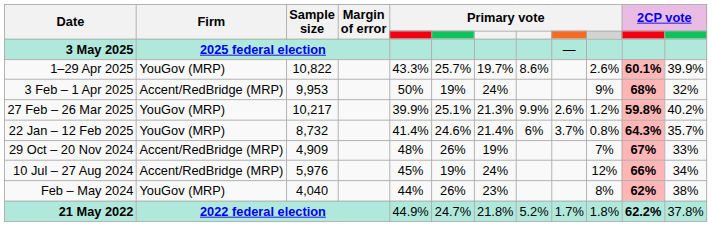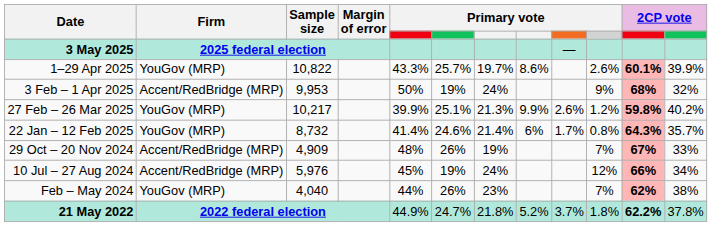(569, 130) 3.7% -> (569, 130) 1.7%
(604, 191) 8% -> (604, 191) 7%
(569, 211) 1.7% -> (569, 211) 3.7%
